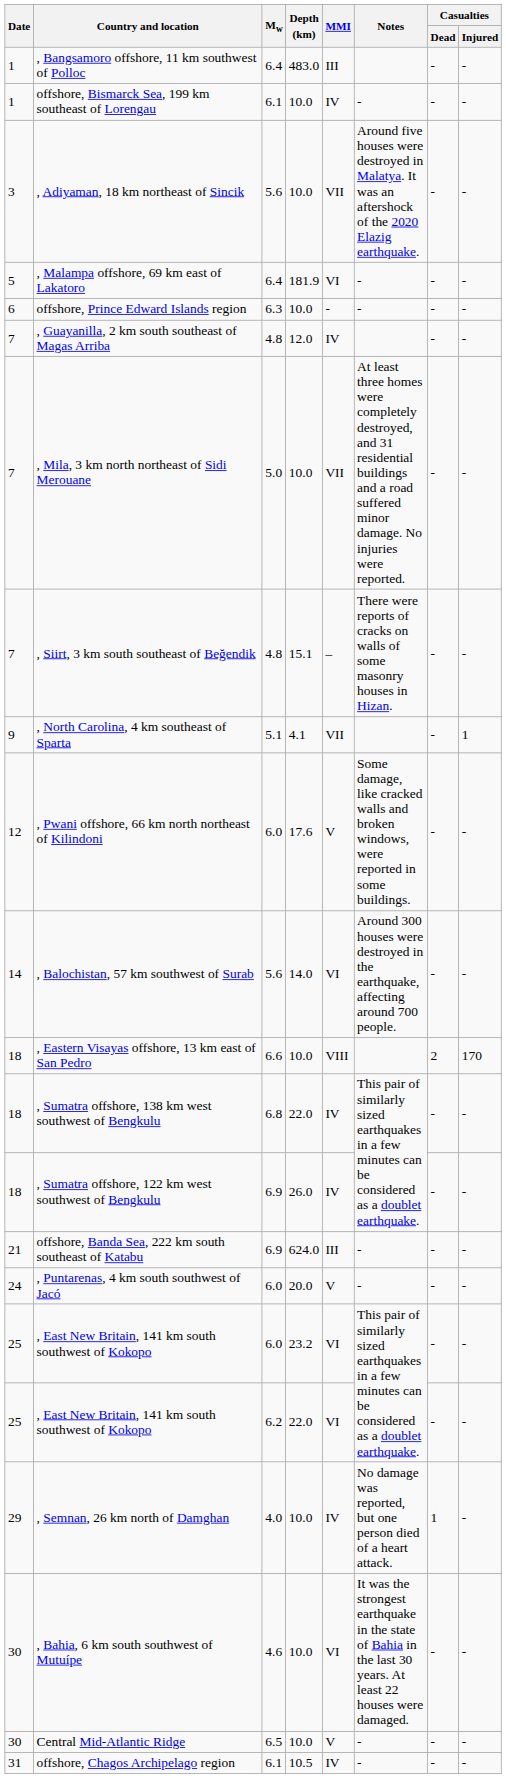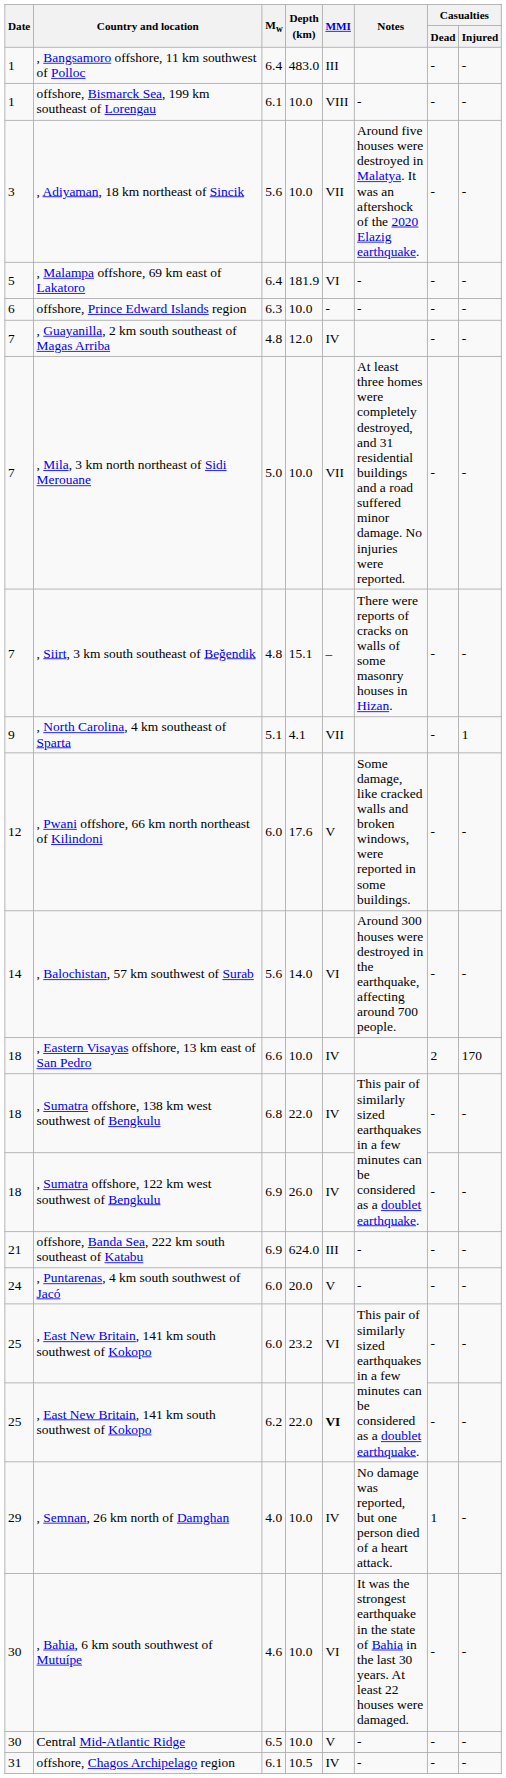(332, 101) IV -> (337, 101) VIII
(337, 1055) VIII -> (332, 1055) IV
(332, 1422) normal -> (333, 1422) bold
